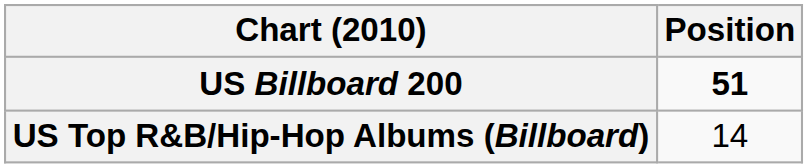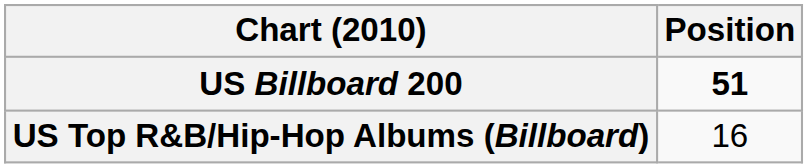(730, 135) 14 -> (730, 135) 16
